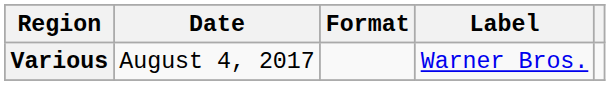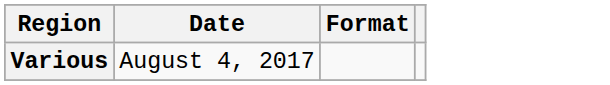- column: (504, 24)
